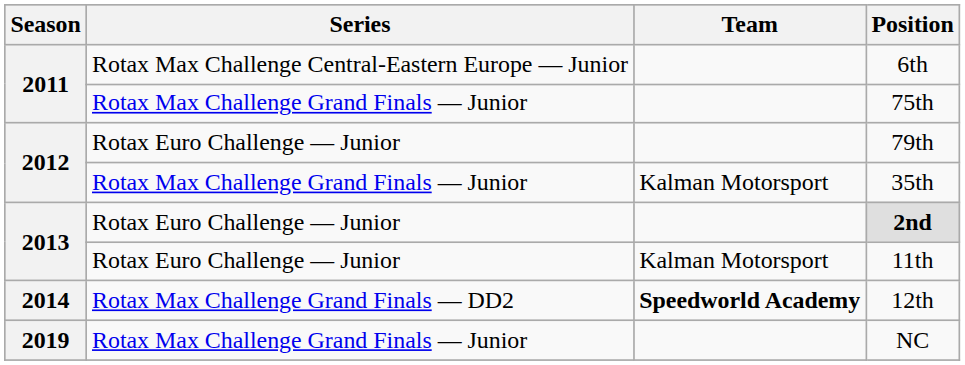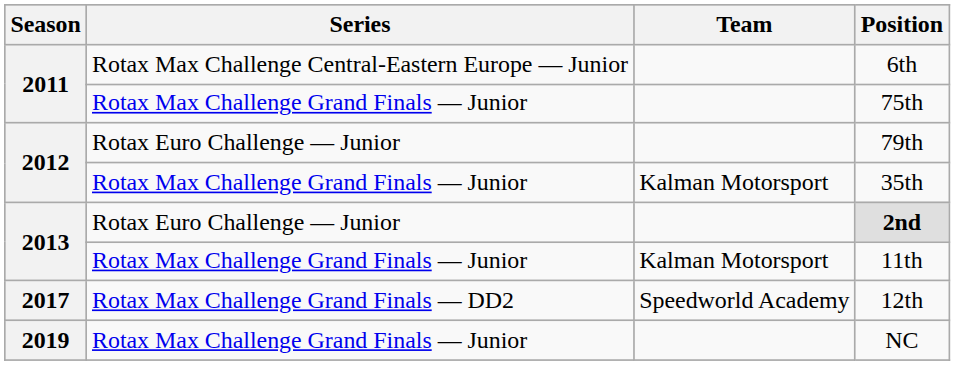(246, 261) Rotax Euro Challenge — Junior -> (310, 261) Rotax Max Challenge Grand Finals — Junior
(46, 300) 2014 -> (46, 300) 2017
(750, 300) bold -> (744, 300) normal
